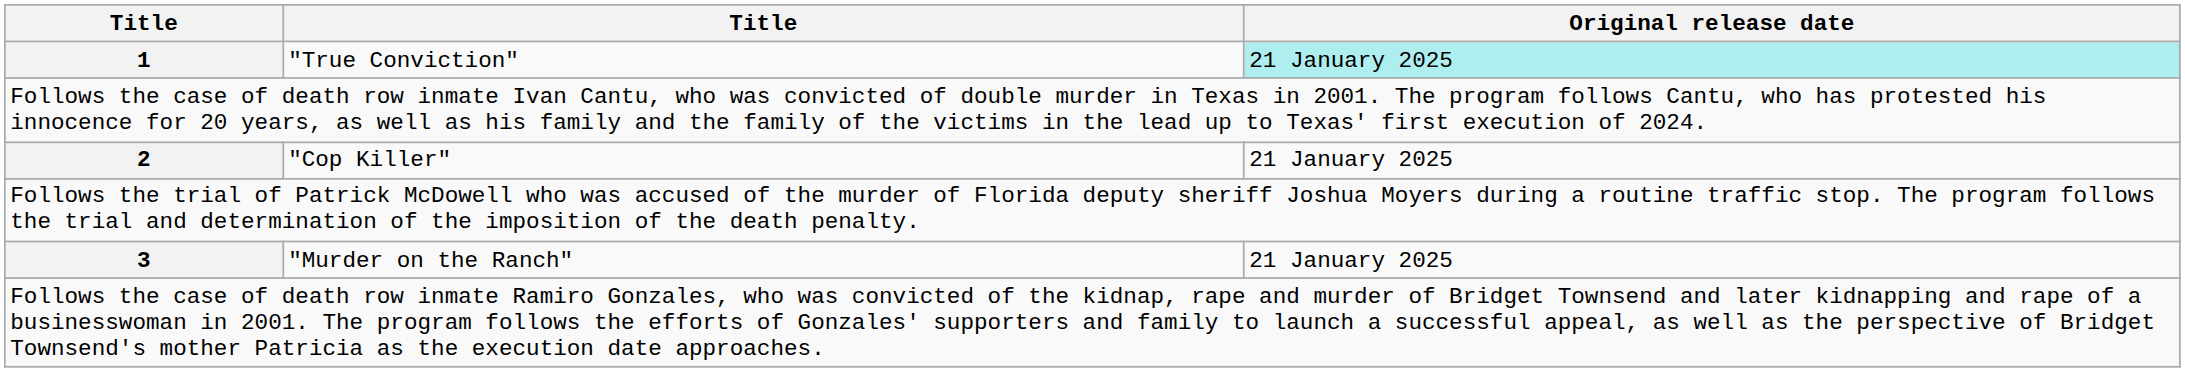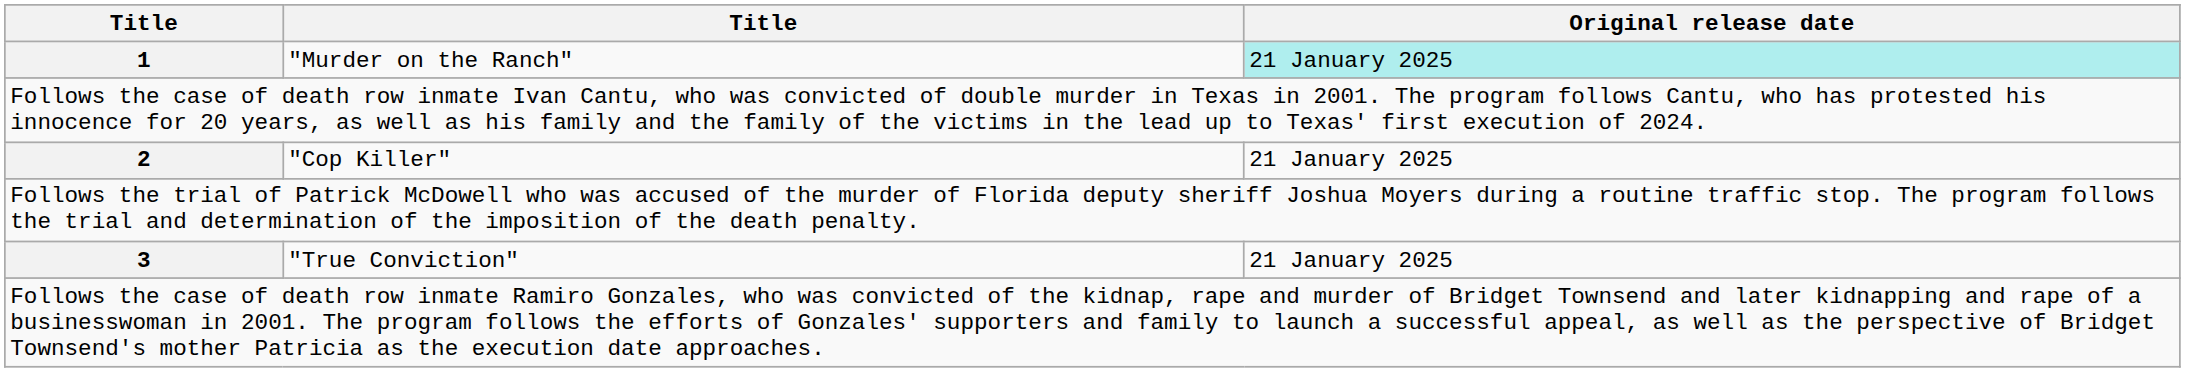(404, 60) "True Conviction" -> (431, 60) "Murder on the Ranch"
(431, 260) "Murder on the Ranch" -> (404, 260) "True Conviction"
